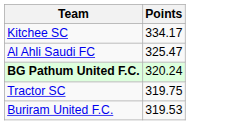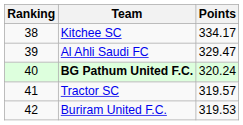+ column: (31, 14)
(164, 52) 325.47 -> (217, 52) 329.47
(164, 91) 319.75 -> (217, 91) 319.57
